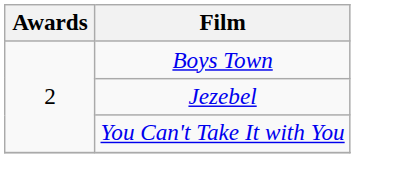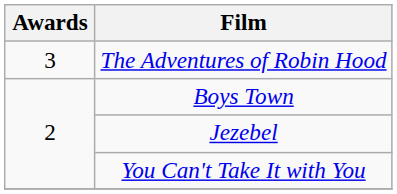+ row: (244, 59)
